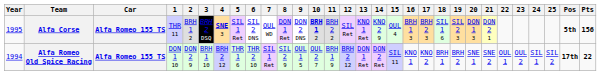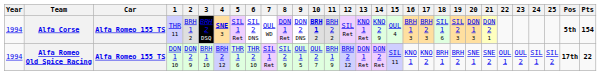(14, 30) 1995 -> (14, 30) 1994
(588, 30) 156 -> (588, 30) 154
